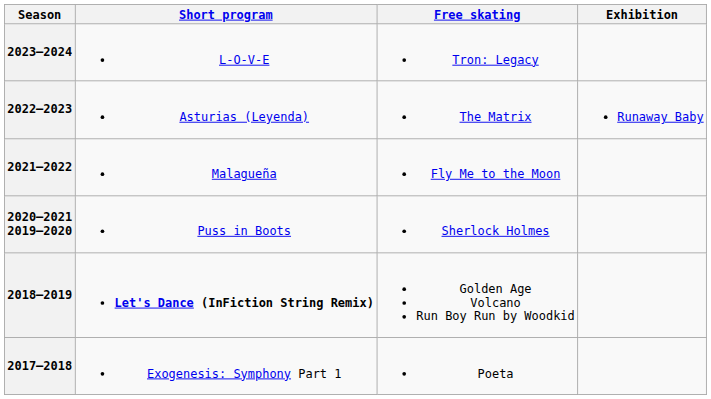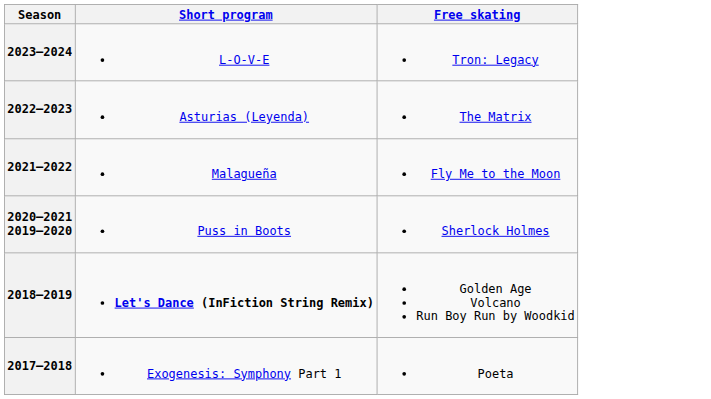- column: (642, 14)
